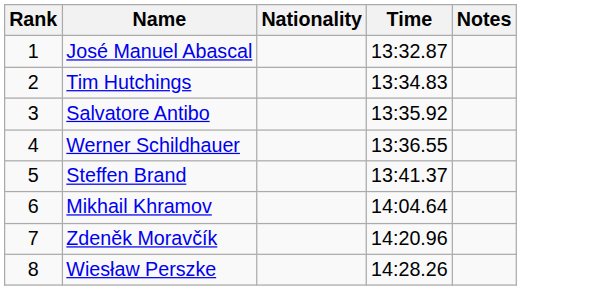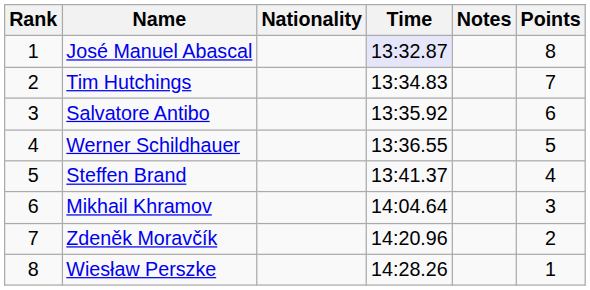+ column: (551, 20)
(409, 51) no background -> (409, 51) lavender background
